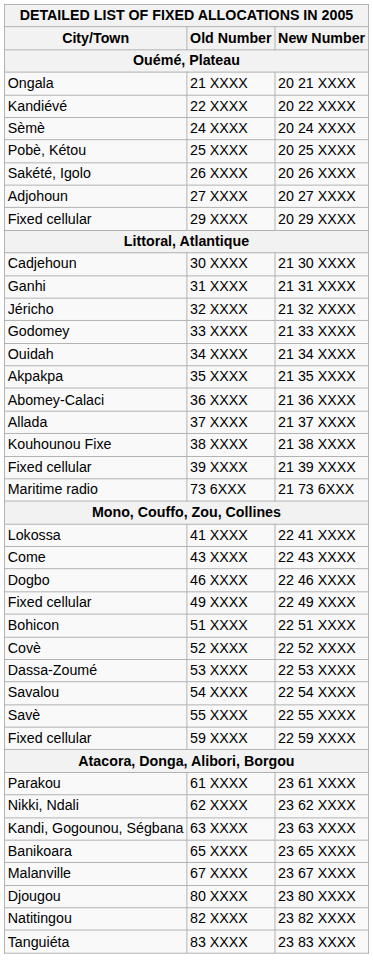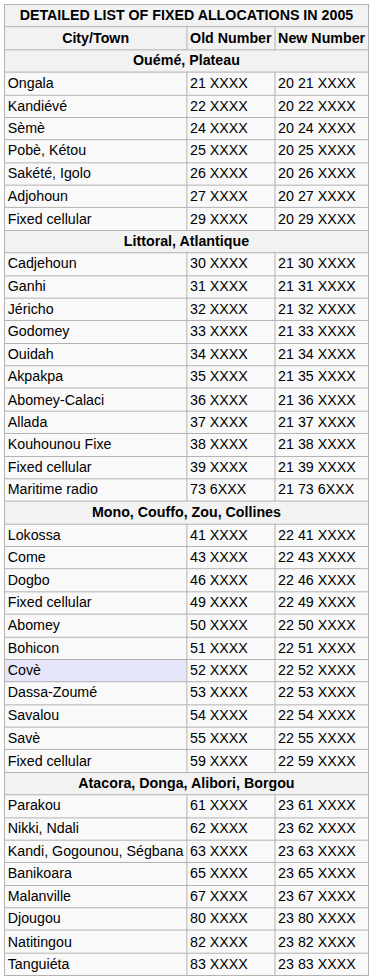+ row: (219, 625)
(24, 648) no background -> (24, 670) lavender background
